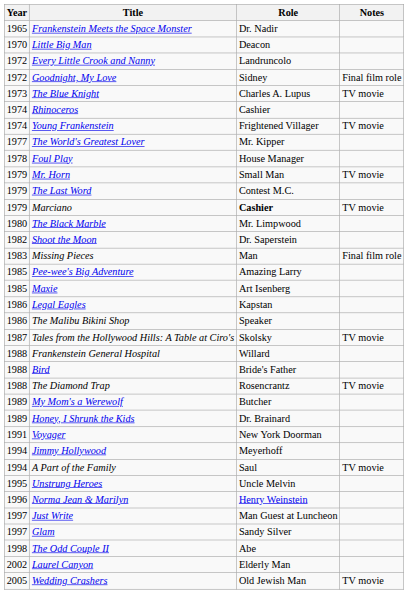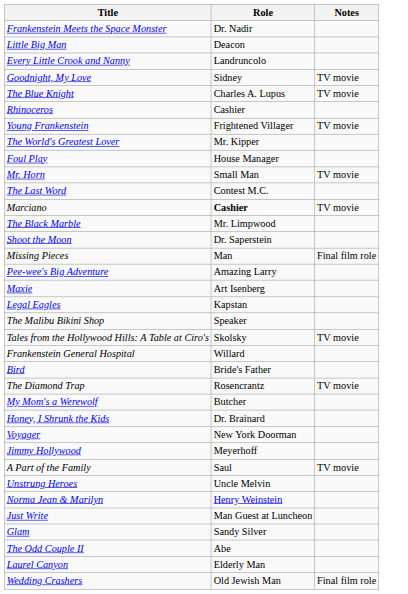- column: (17, 12)
(372, 77) Final film role -> (338, 77) TV movie
(363, 581) TV movie -> (347, 581) Final film role
